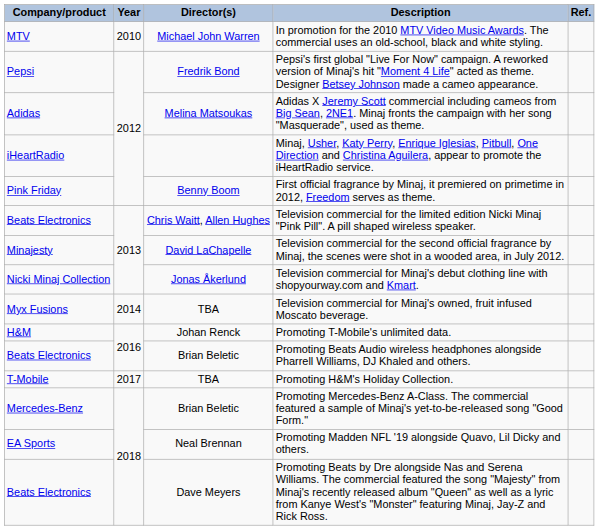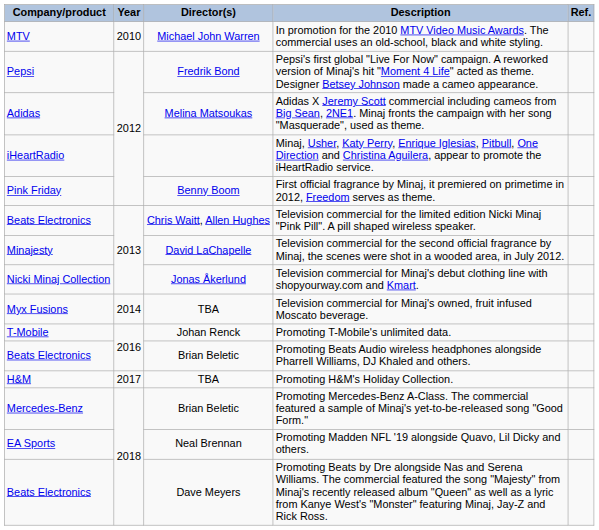(19, 332) H&M -> (28, 332) T-Mobile
(28, 379) T-Mobile -> (19, 379) H&M
